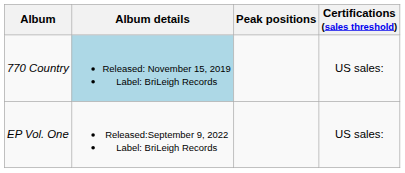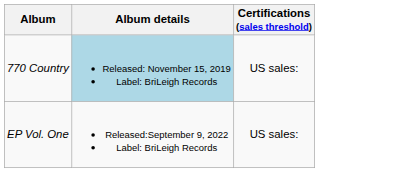- column: (276, 19)
